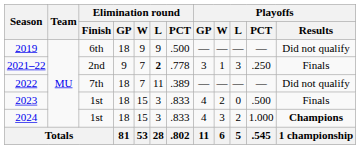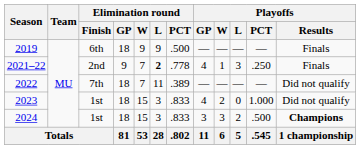(316, 48) Did not qualify -> (316, 48) Finals
(204, 65) 3 -> (204, 65) 4
(261, 100) .500 -> (261, 100) 1.000
(316, 100) Finals -> (316, 100) Did not qualify
(204, 118) 4 -> (204, 118) 3
(261, 118) 1.000 -> (261, 118) .500
